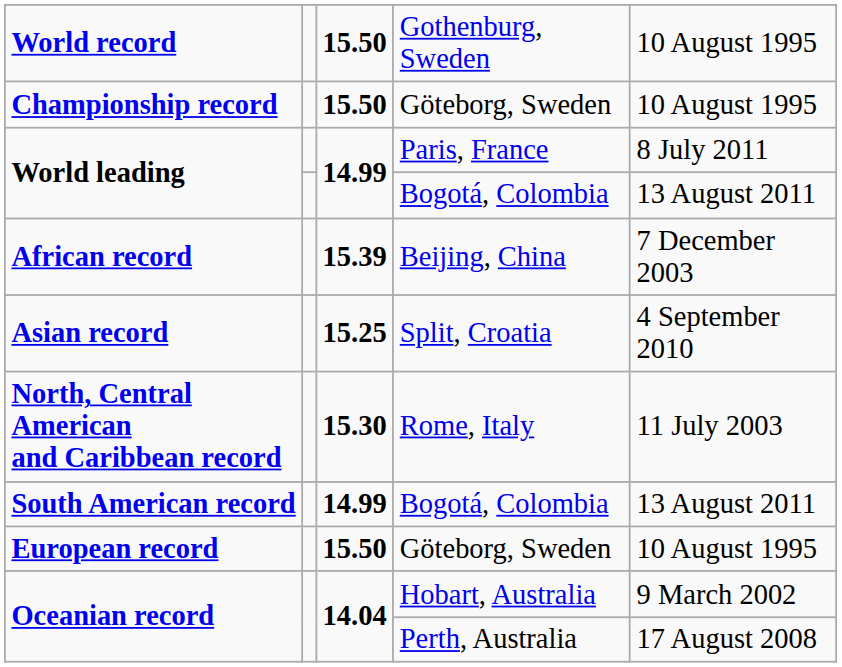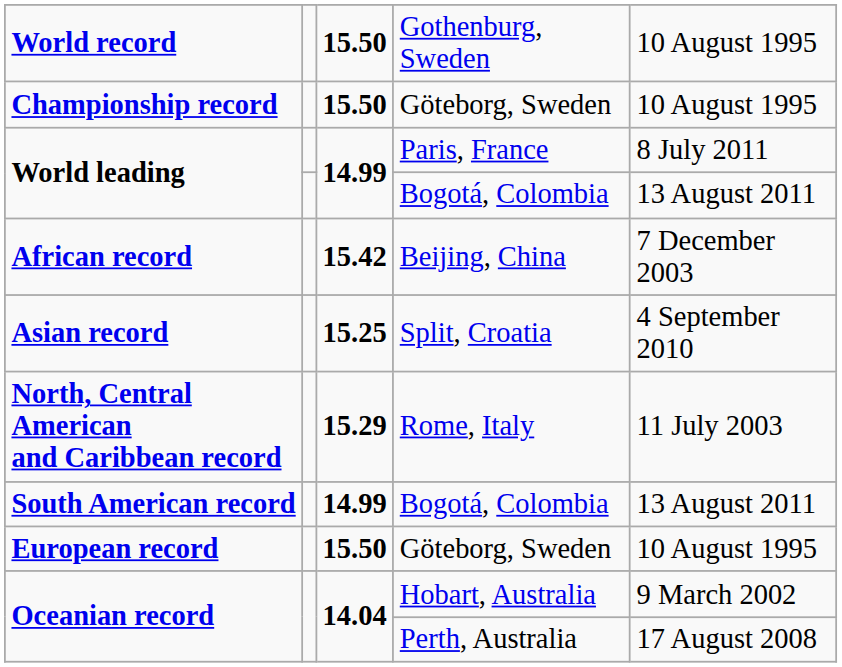(355, 255) 15.39 -> (355, 255) 15.42
(355, 426) 15.30 -> (355, 426) 15.29
